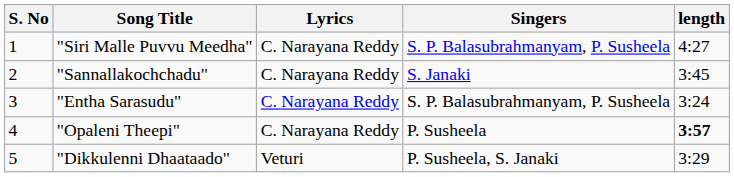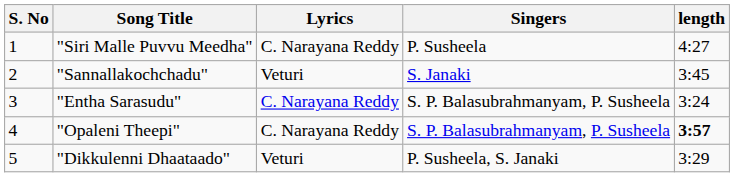(539, 46) S. P. Balasubrahmanyam, P. Susheela -> (447, 46) P. Susheela
(330, 74) C. Narayana Reddy -> (282, 74) Veturi
(447, 130) P. Susheela -> (539, 130) S. P. Balasubrahmanyam, P. Susheela
